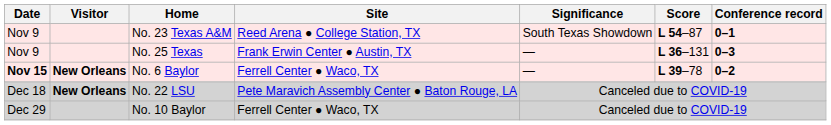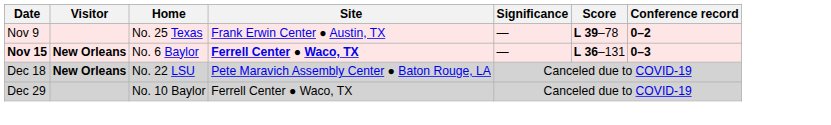- row: (182, 33)
(683, 52) L 36–131 -> (596, 33) L 39–78
(725, 52) 0–3 -> (641, 33) 0–2
(308, 71) normal -> (285, 52) bold
(680, 71) L 39–78 -> (599, 52) L 36–131
(725, 71) 0–2 -> (641, 52) 0–3
